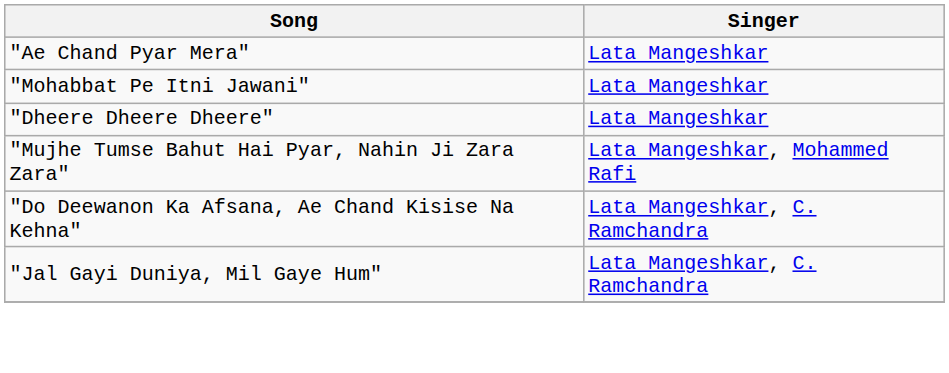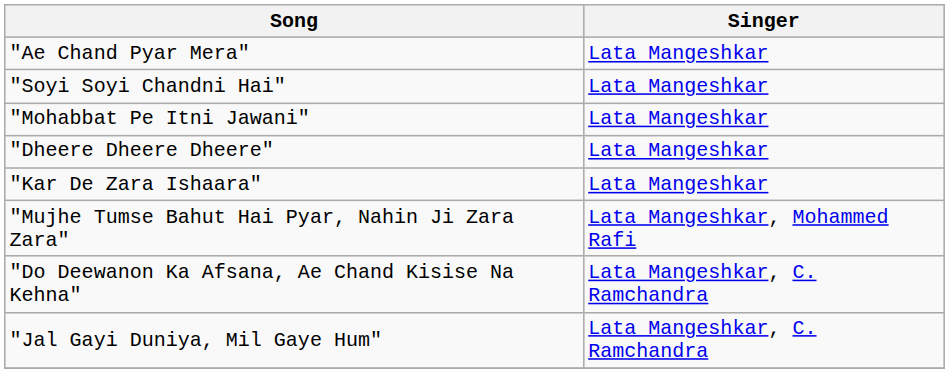+ row: (148, 86)
+ row: (136, 184)
